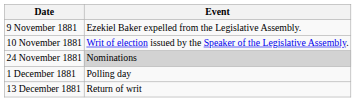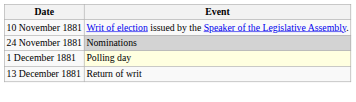- row: (42, 27)
(109, 74) no background -> (109, 58) lightyellow background
